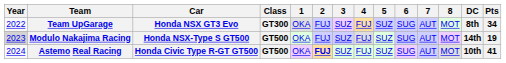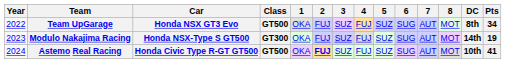(275, 24) GT300 -> (275, 24) GT500
(16, 38) lightgrey background -> (16, 38) no background
(275, 38) GT500 -> (275, 38) GT300
